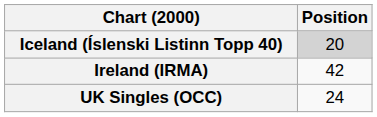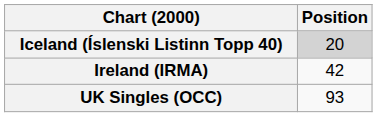(335, 97) 24 -> (335, 97) 93
